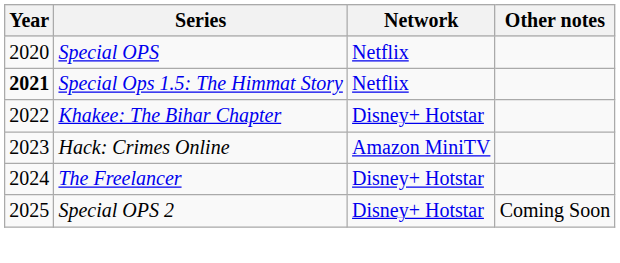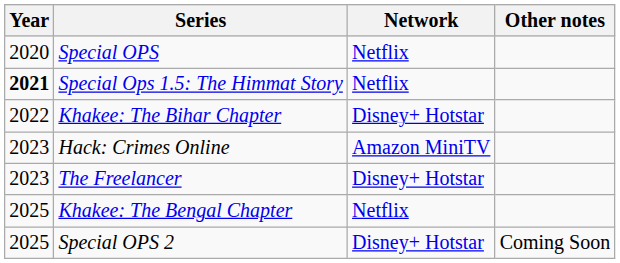(29, 178) 2024 -> (29, 178) 2023
+ row: (175, 210)
